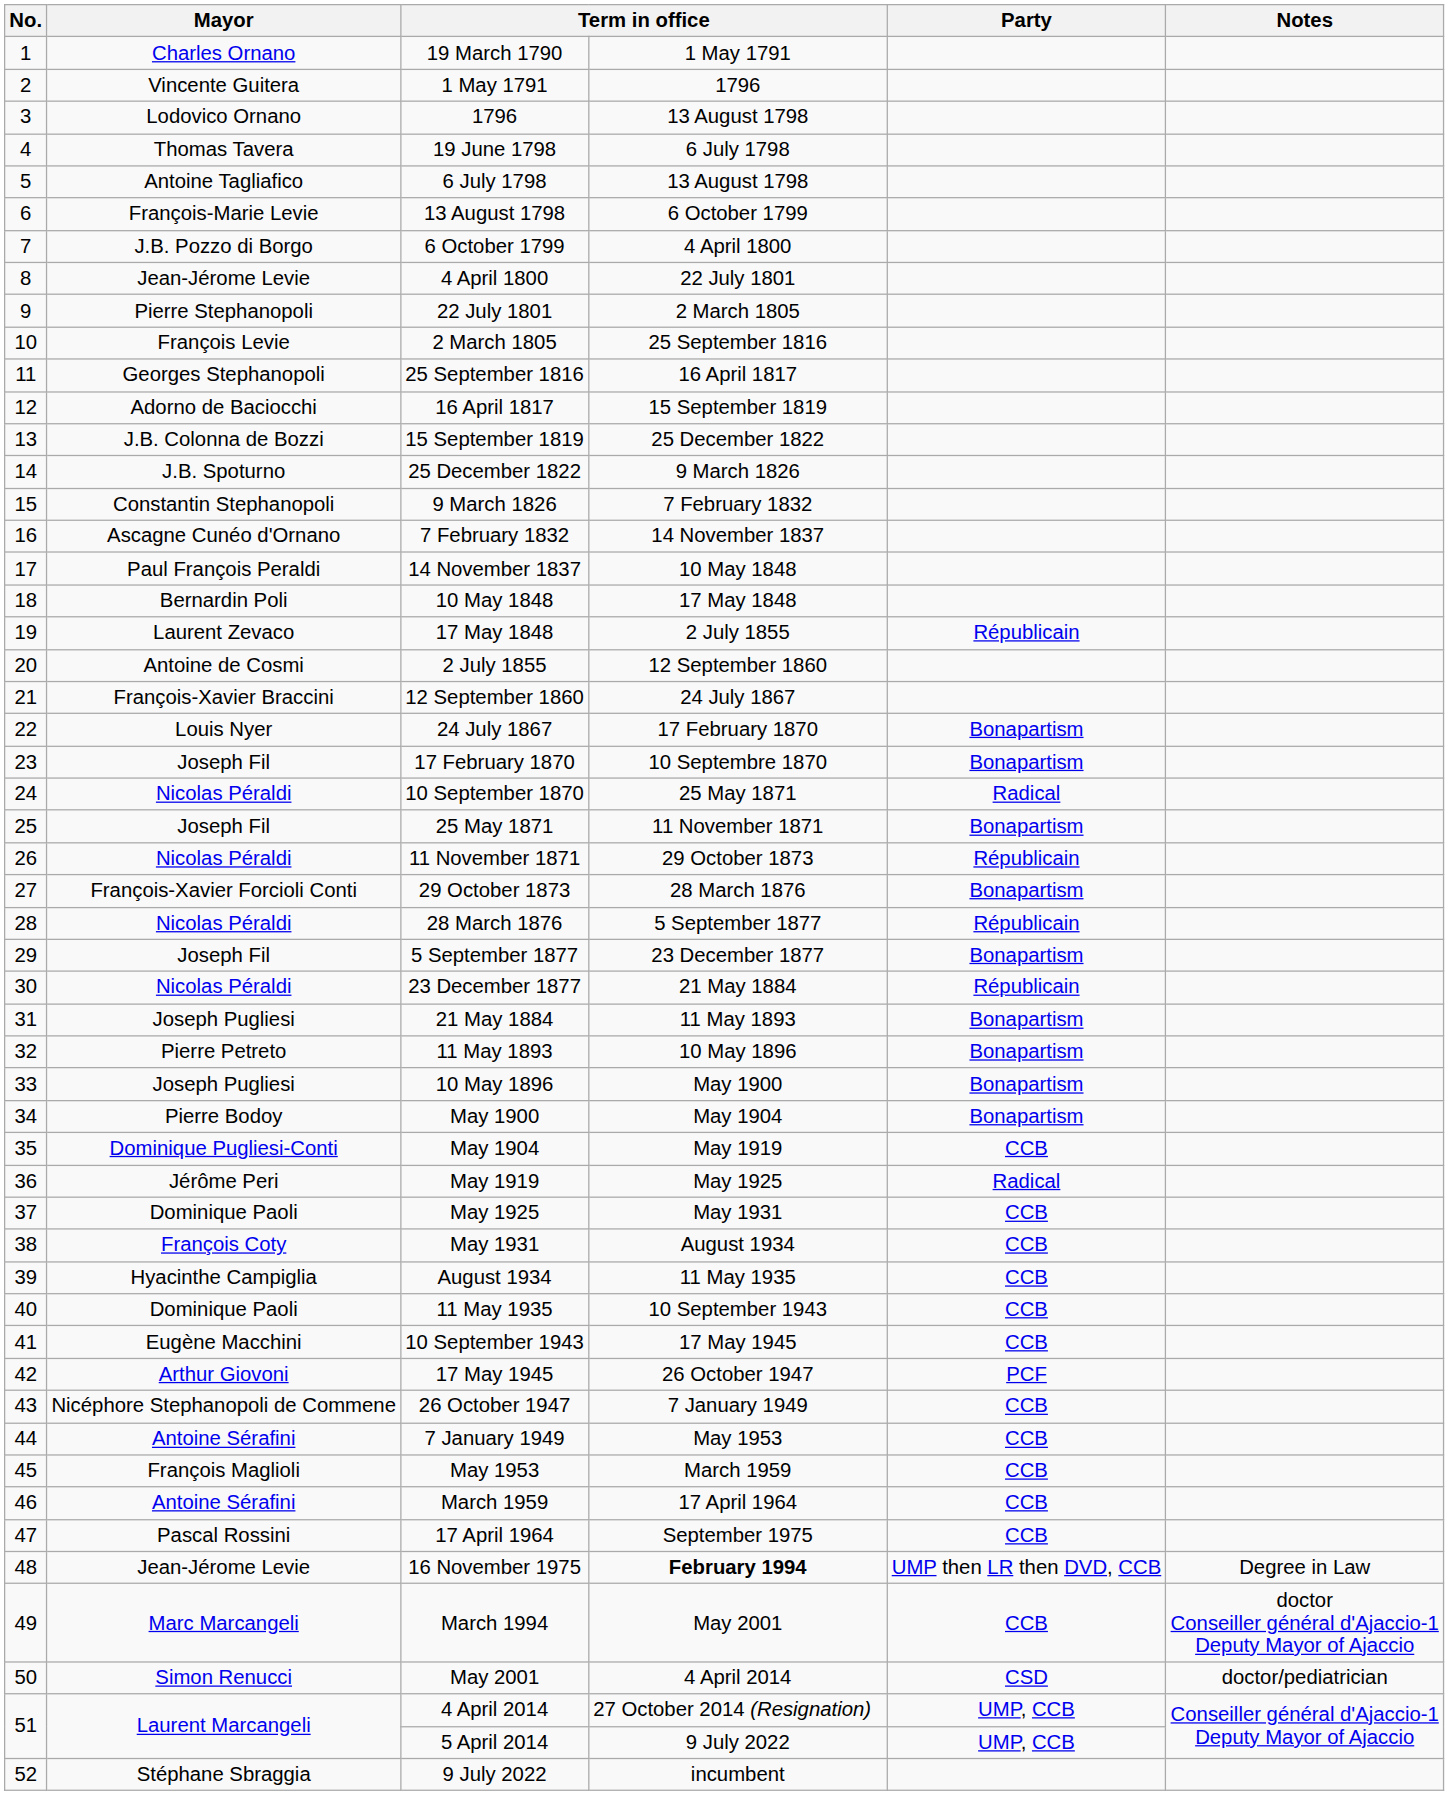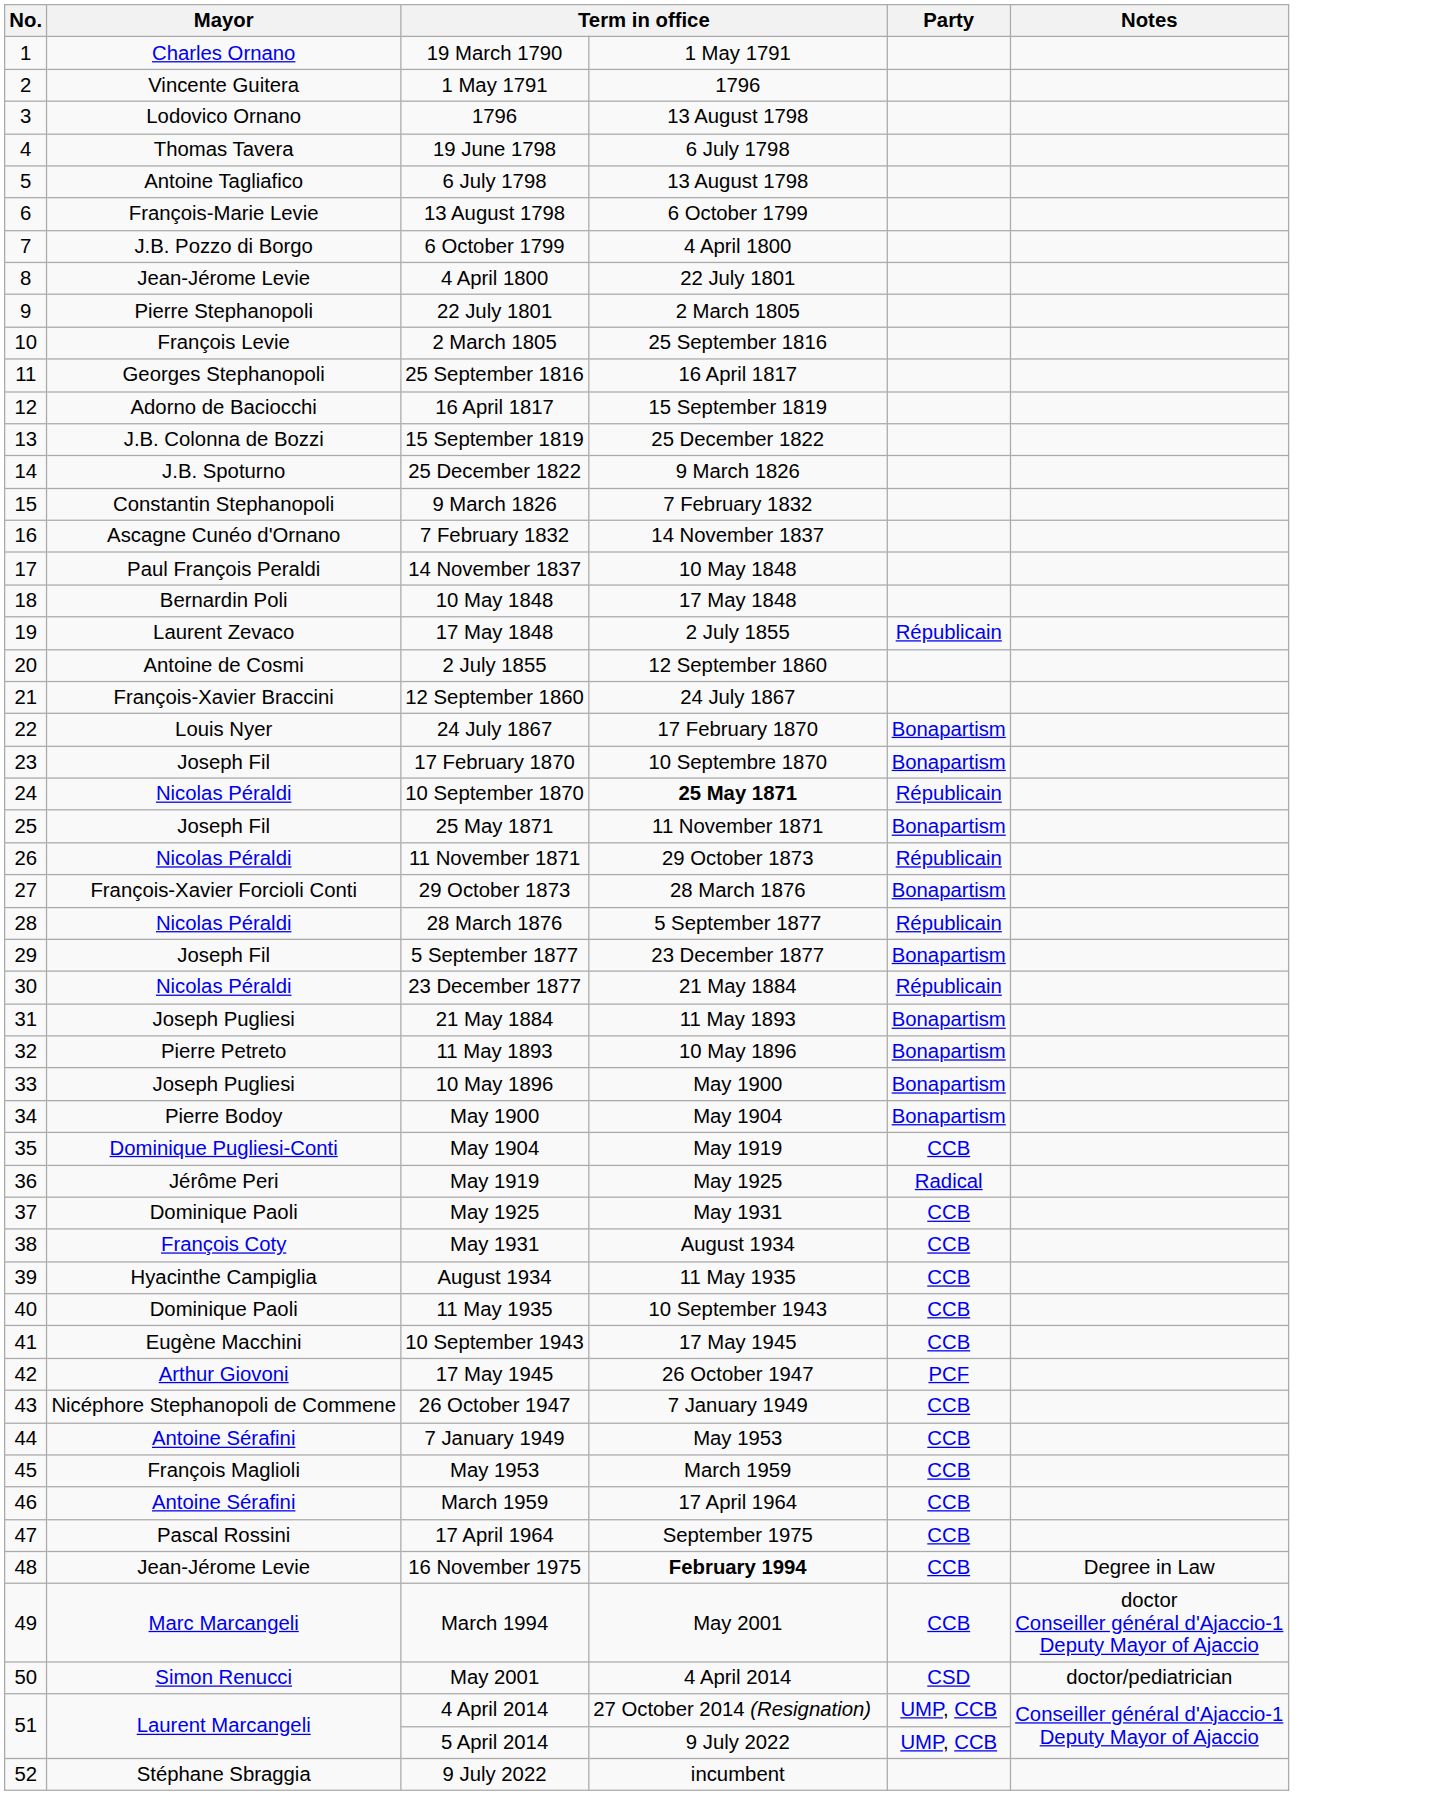(738, 794) normal -> (738, 794) bold
(1026, 794) Radical -> (949, 794) Républicain
(1026, 1567) UMP then LR then DVD, CCB -> (949, 1567) CCB
